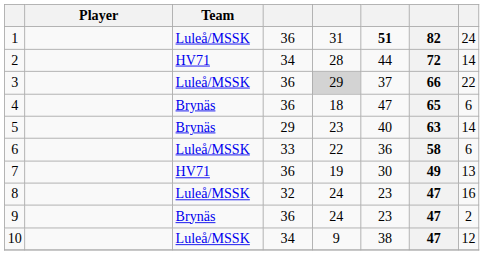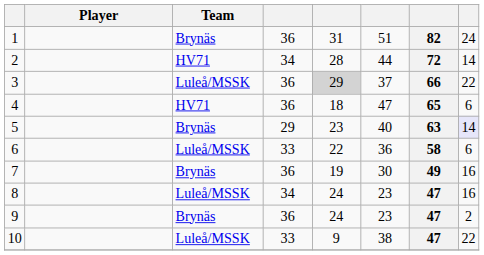(213, 37) Luleå/MSSK -> (195, 37) Brynäs
(385, 37) bold -> (385, 37) normal
(195, 104) Brynäs -> (193, 104) HV71
(468, 127) no background -> (468, 127) lavender background
(193, 171) HV71 -> (195, 171) Brynäs
(468, 171) 13 -> (468, 171) 16
(288, 194) 32 -> (288, 194) 34
(288, 238) 34 -> (288, 238) 33
(468, 238) 12 -> (468, 238) 22
